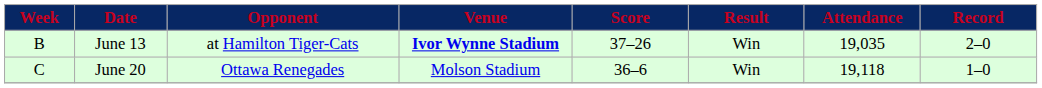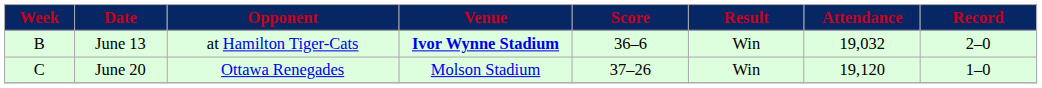(630, 43) 37–26 -> (630, 43) 36–6
(862, 43) 19,035 -> (862, 43) 19,032
(630, 69) 36–6 -> (630, 69) 37–26
(862, 69) 19,118 -> (862, 69) 19,120
